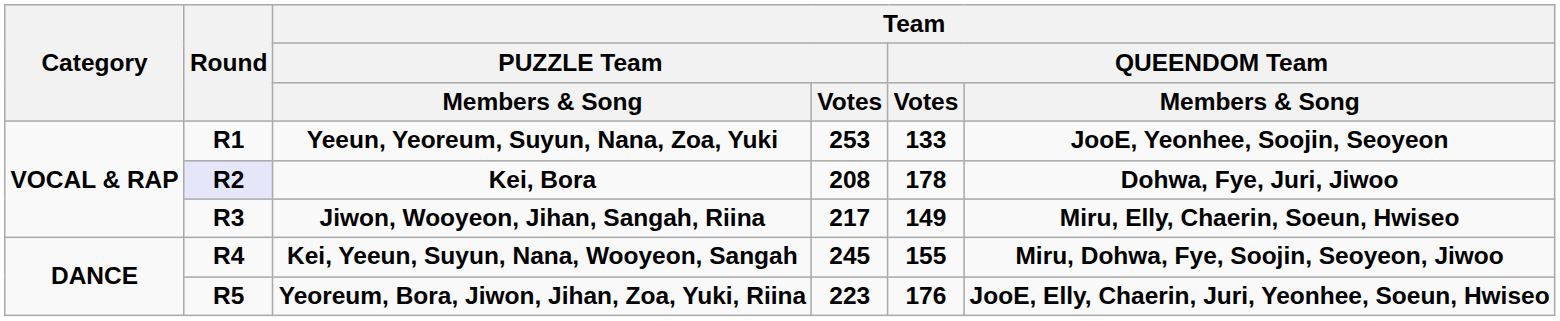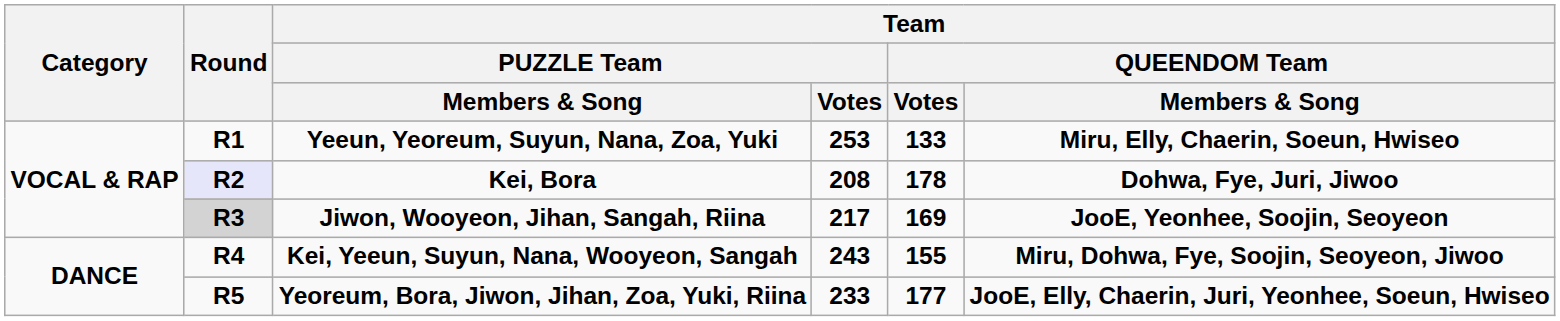(1260, 140) JooE, Yeonhee, Soojin, Seoyeon -> (1260, 140) Miru, Elly, Chaerin, Soeun, Hwiseo
(229, 218) no background -> (229, 218) lightgrey background
(926, 218) 149 -> (926, 218) 169
(1260, 218) Miru, Elly, Chaerin, Soeun, Hwiseo -> (1260, 218) JooE, Yeonhee, Soojin, Seoyeon
(850, 256) 245 -> (850, 256) 243
(850, 295) 223 -> (850, 295) 233
(926, 295) 176 -> (926, 295) 177
